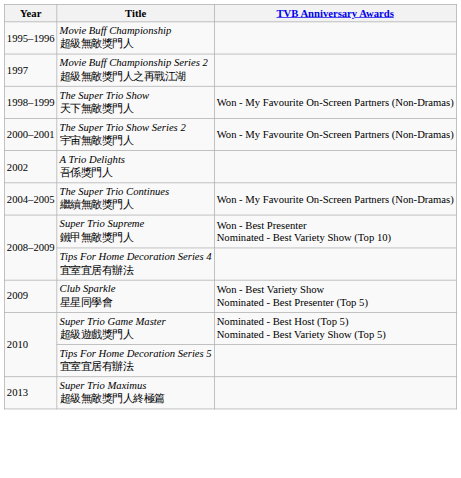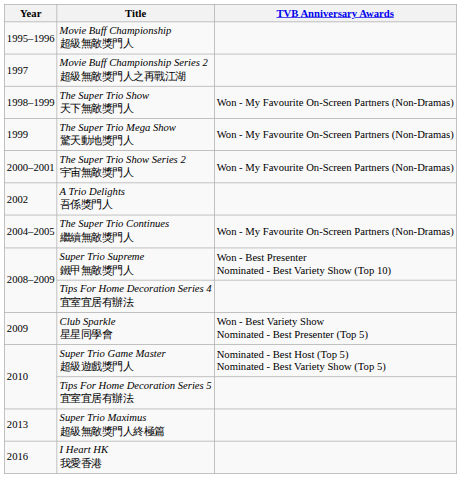+ row: (118, 134)
+ row: (84, 456)
